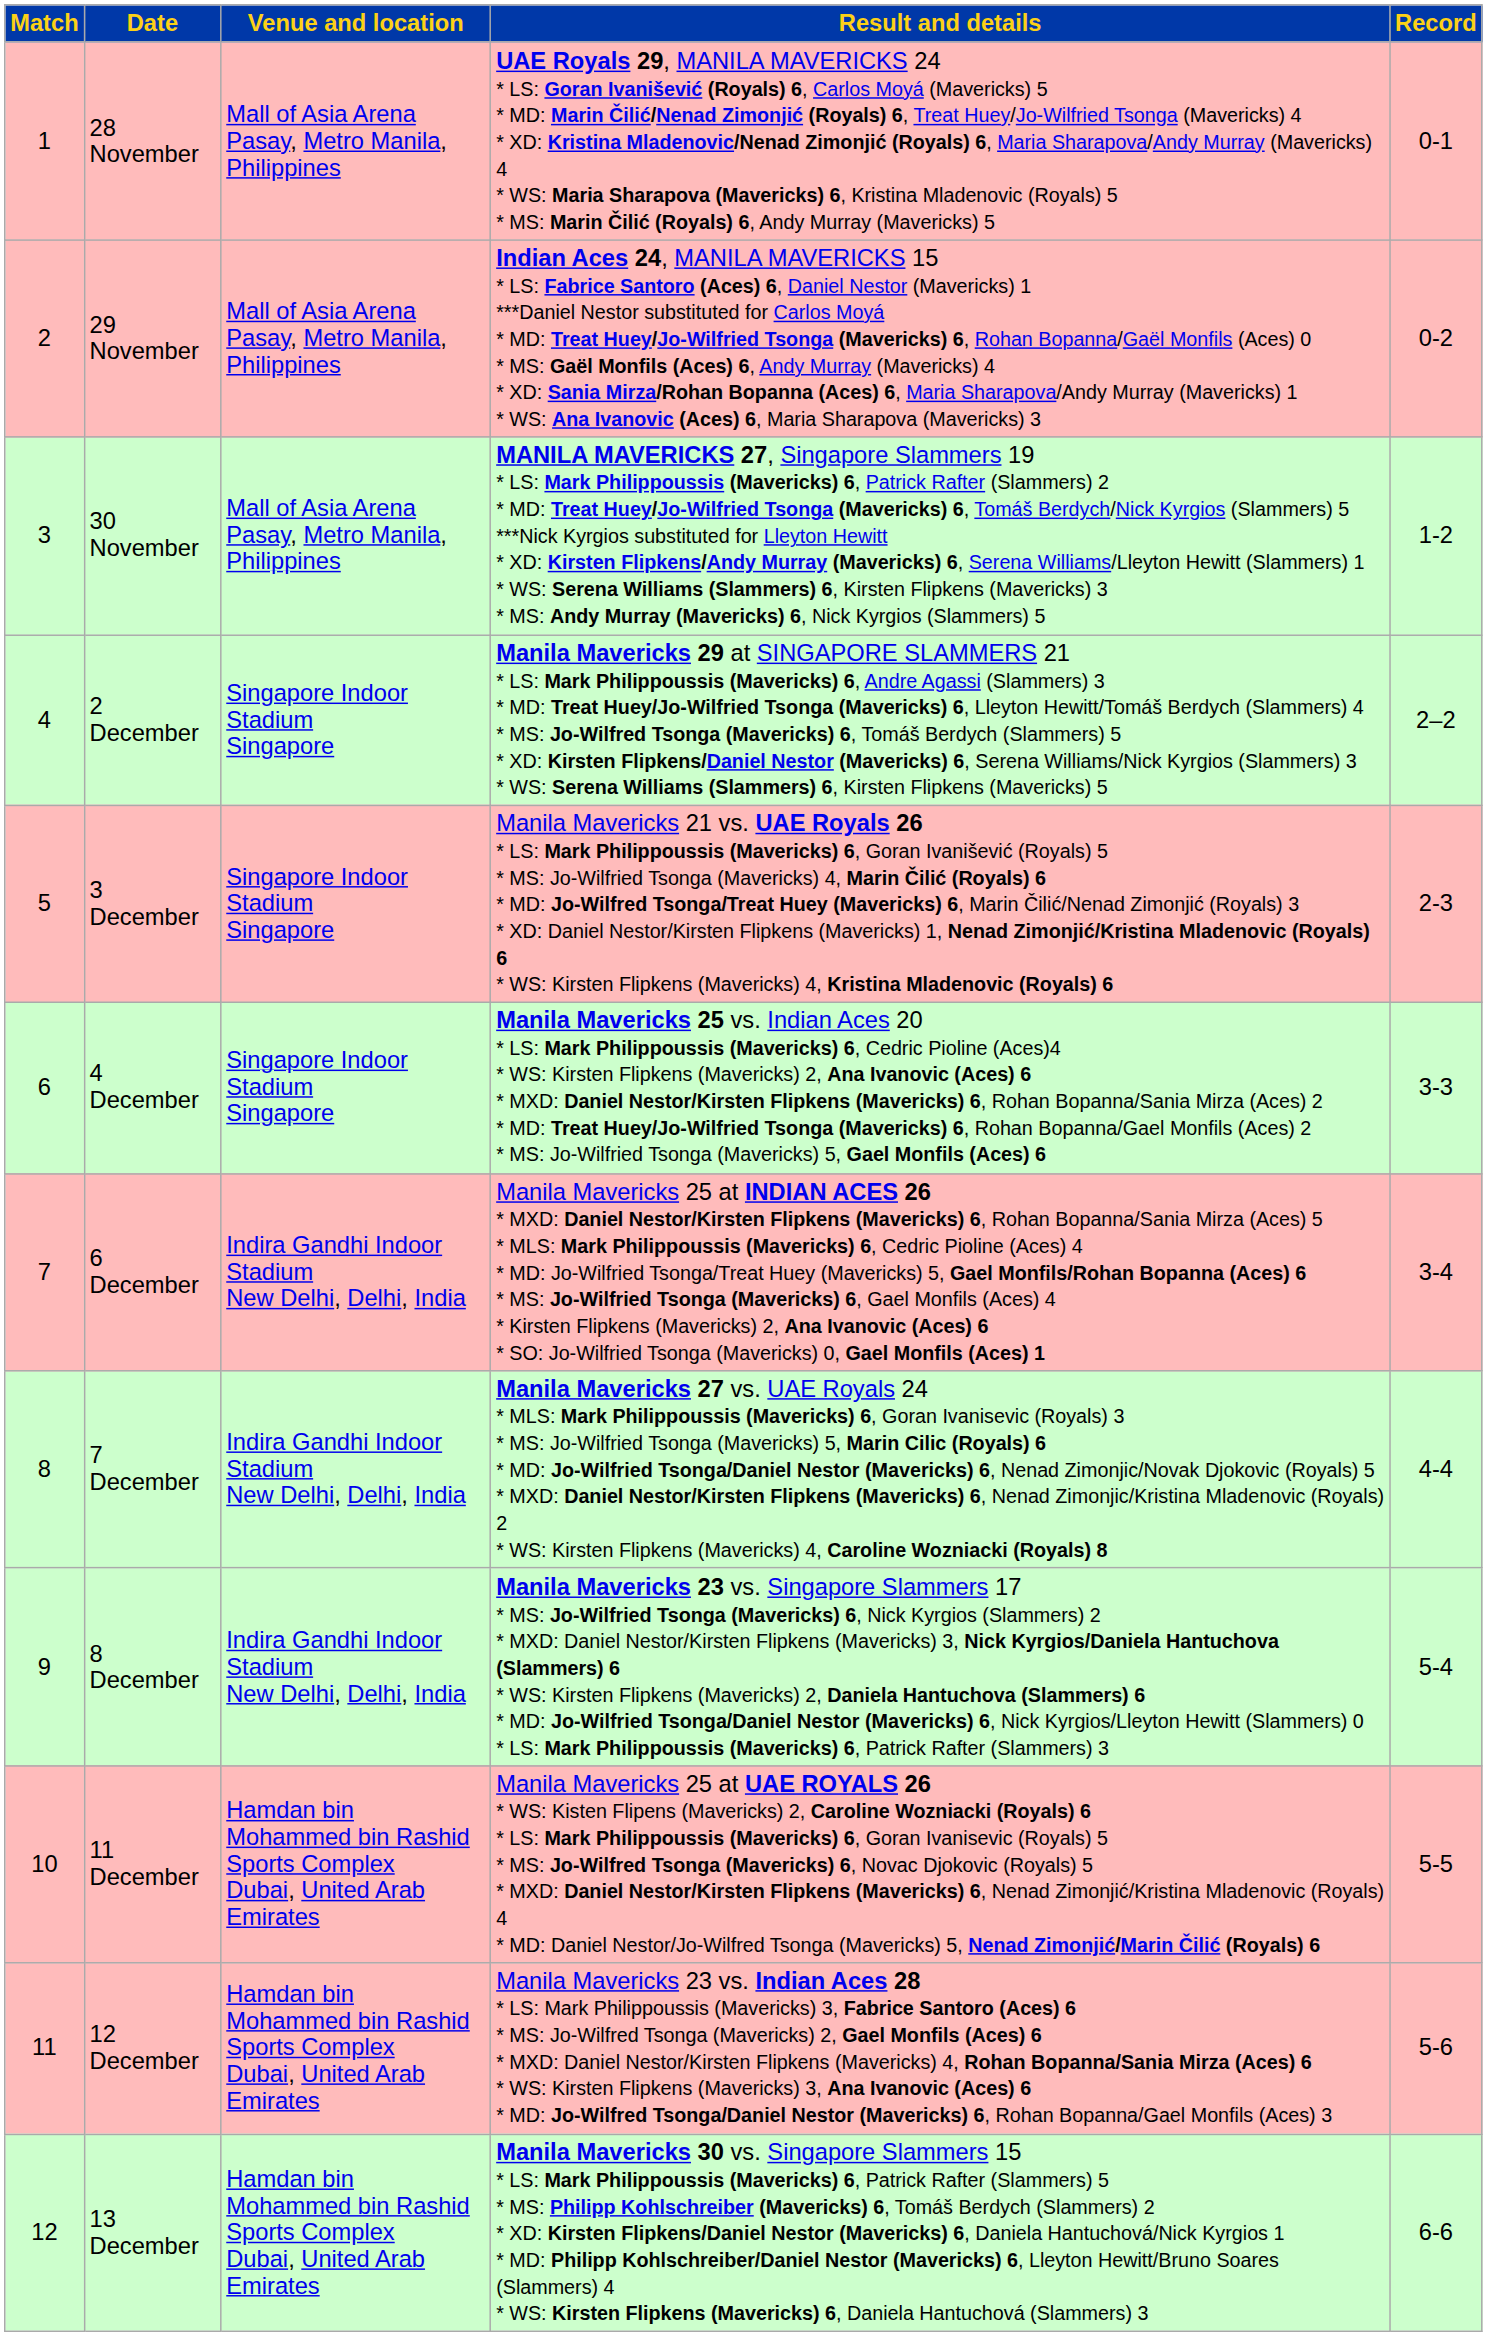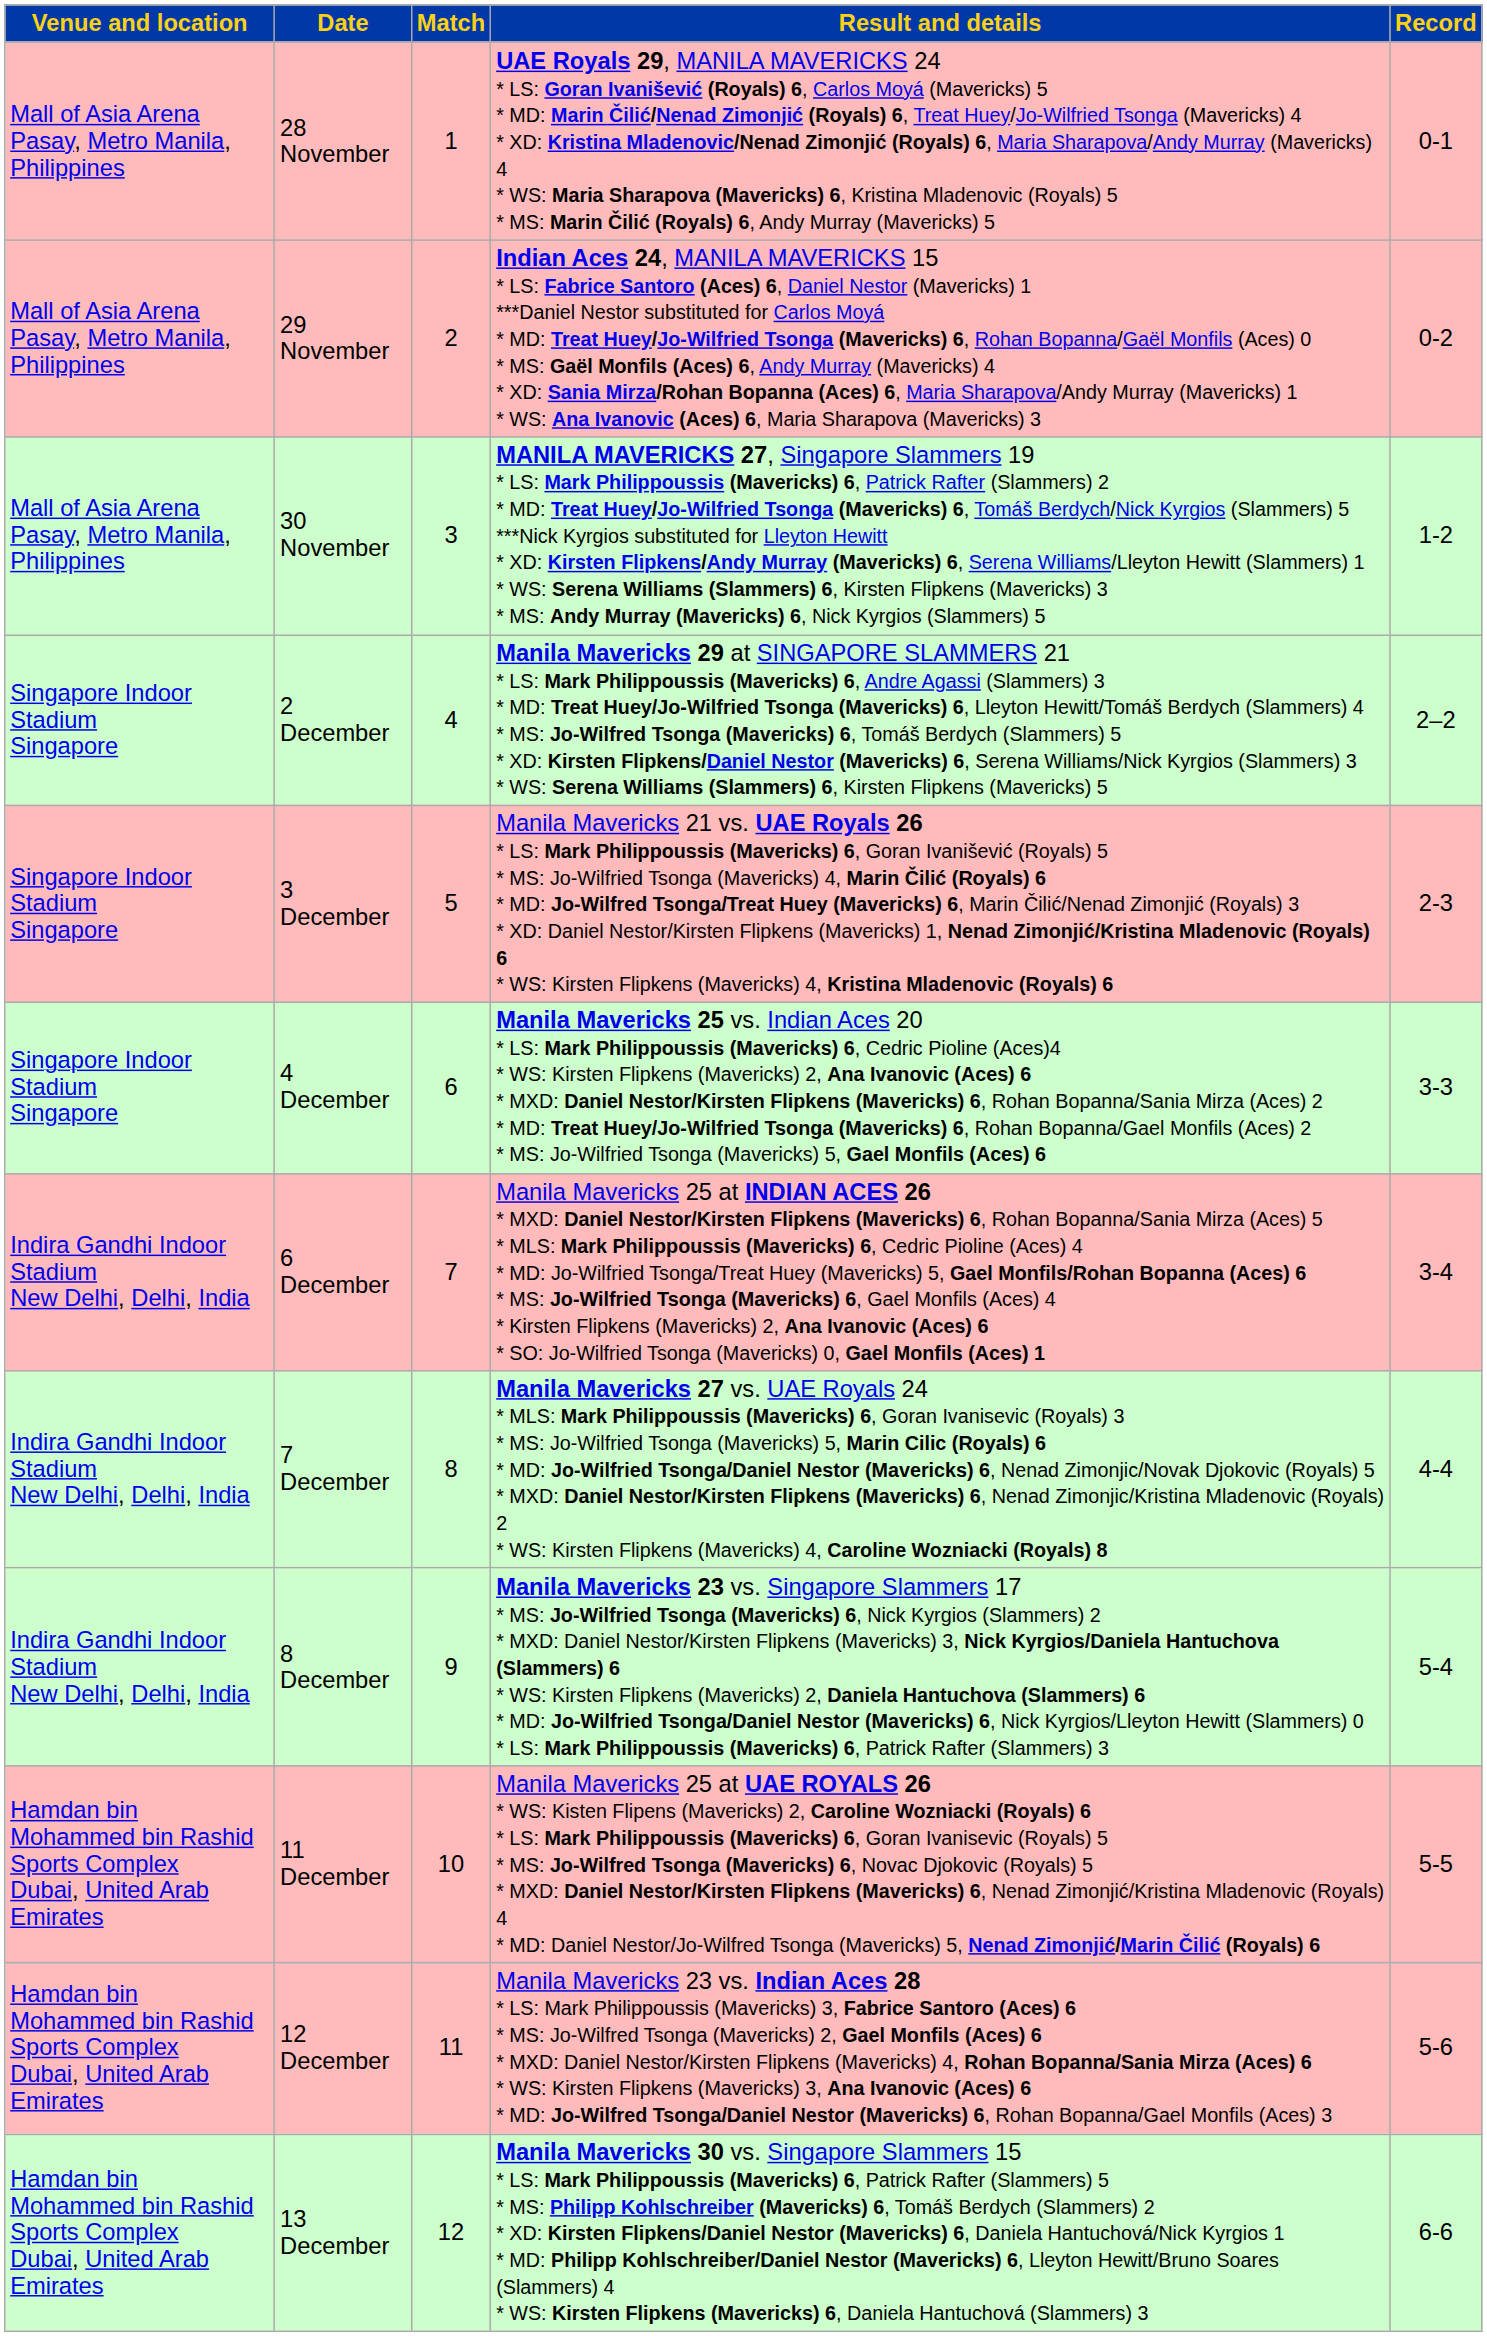columns swapped: (44, 23) <-> (356, 23)
